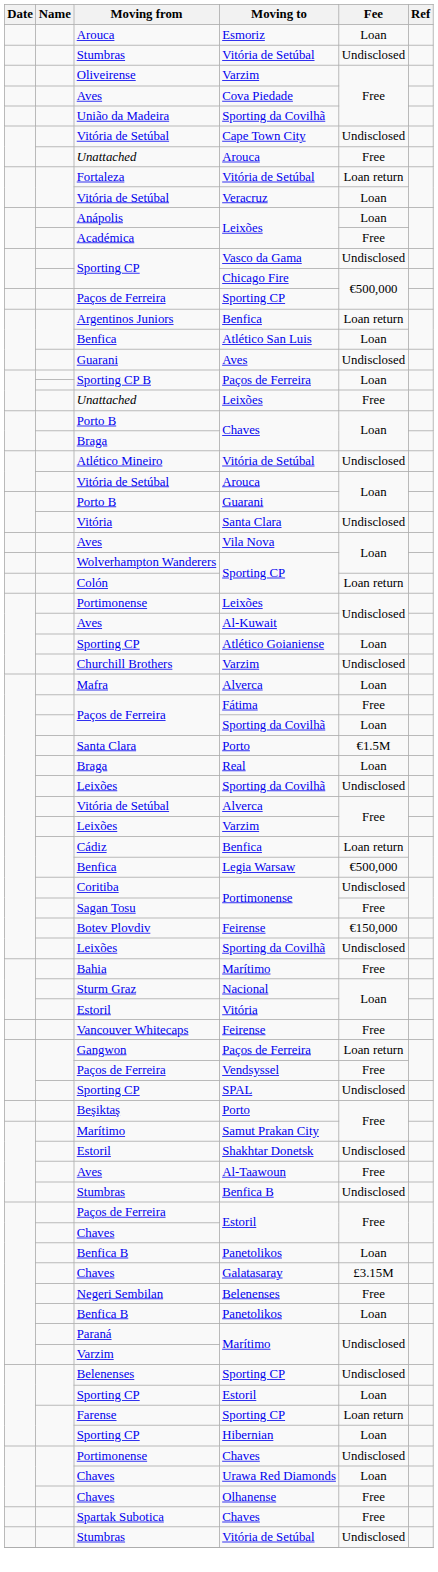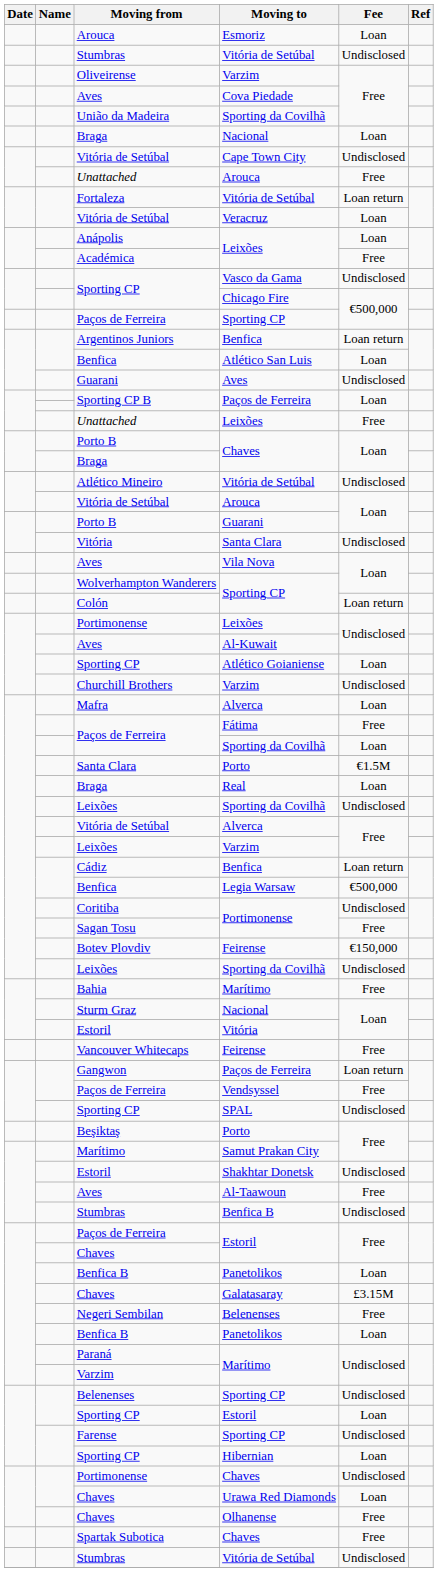+ row: (92, 136)
(373, 1415) Loan return -> (373, 1435) Undisclosed
